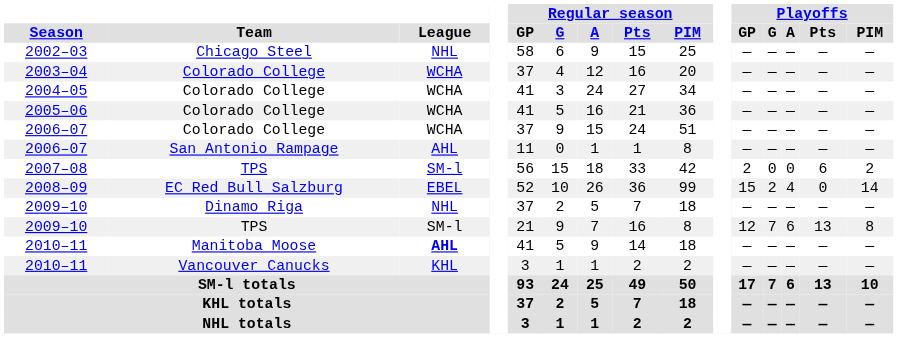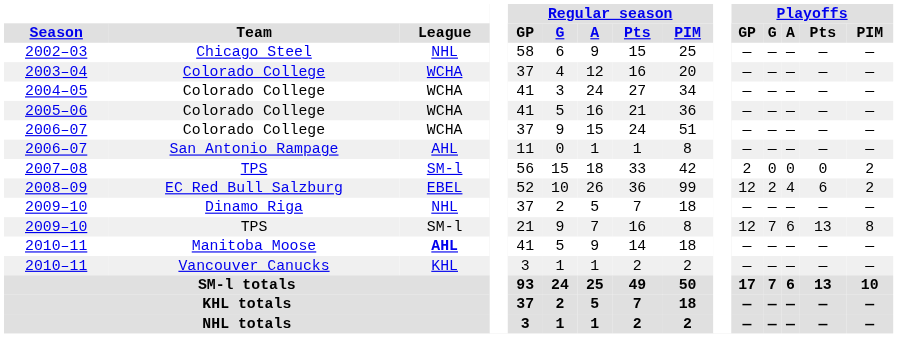(823, 169) 6 -> (823, 169) 0
(747, 188) 15 -> (747, 188) 12
(823, 188) 0 -> (823, 188) 6
(870, 188) 14 -> (870, 188) 2
